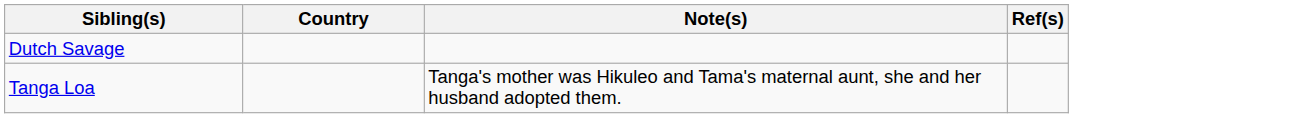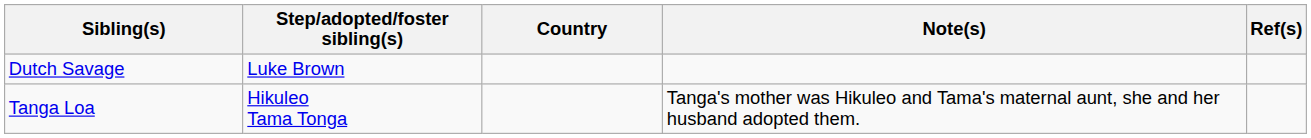+ column: (362, 29)
